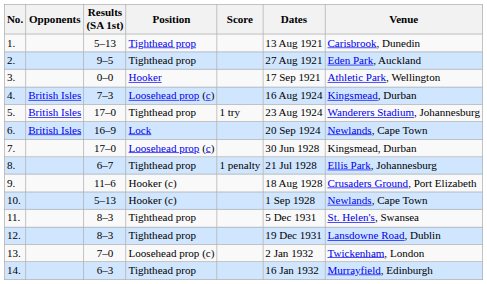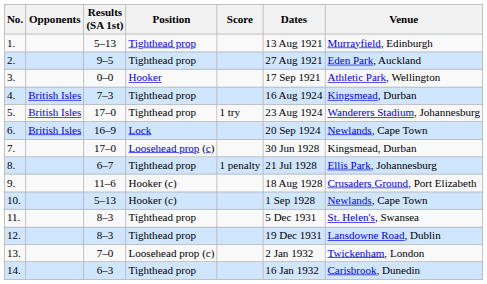(374, 43) Carisbrook, Dunedin -> (380, 43) Murrayfield, Edinburgh
(171, 95) Loosehead prop (c) -> (162, 95) Tighthead prop
(380, 270) Murrayfield, Edinburgh -> (374, 270) Carisbrook, Dunedin
